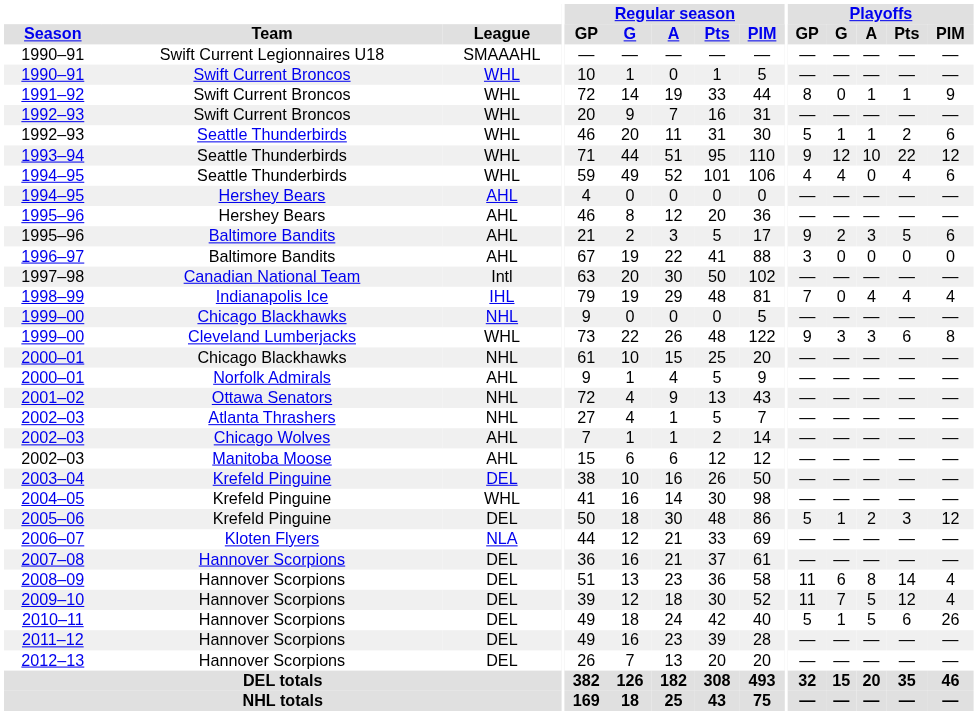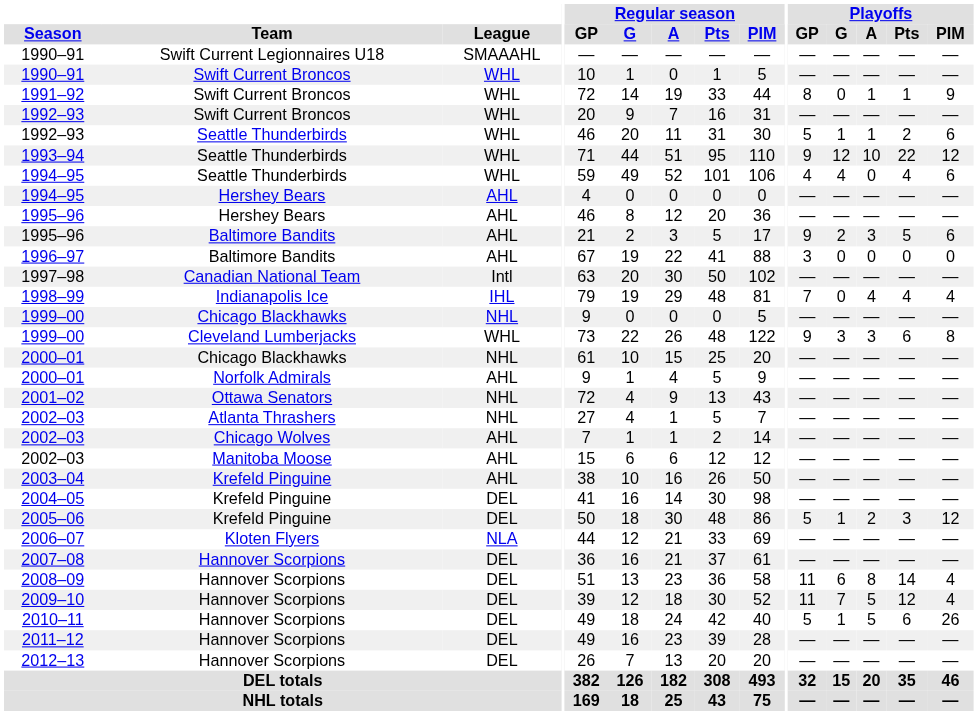(502, 478) DEL -> (502, 478) AHL
(502, 498) WHL -> (502, 498) DEL
